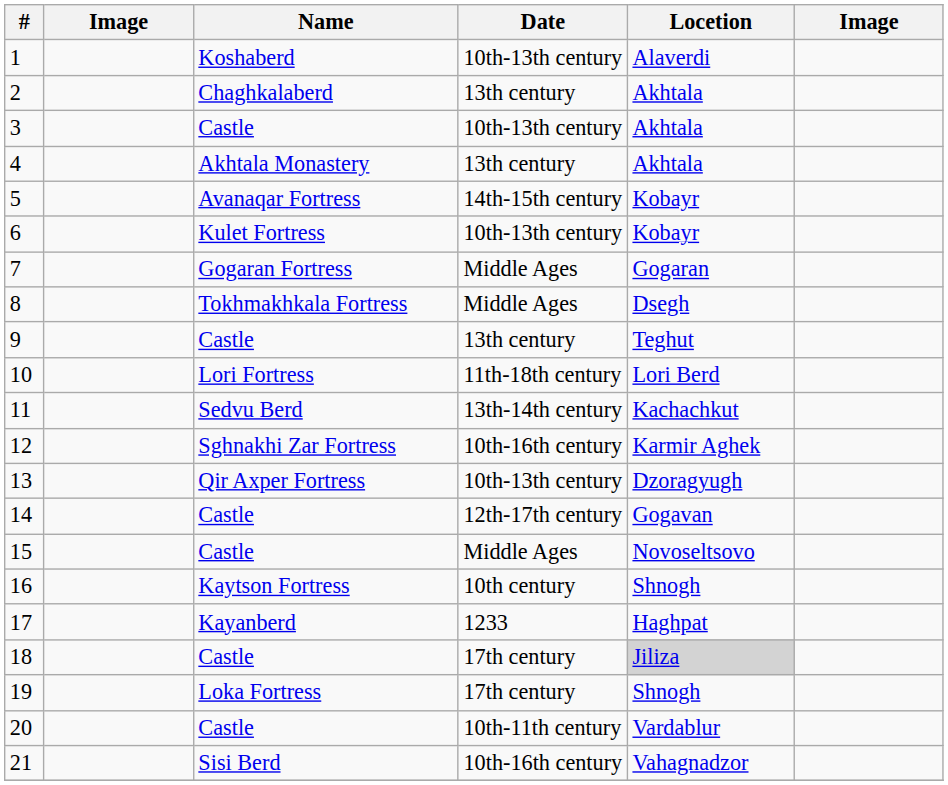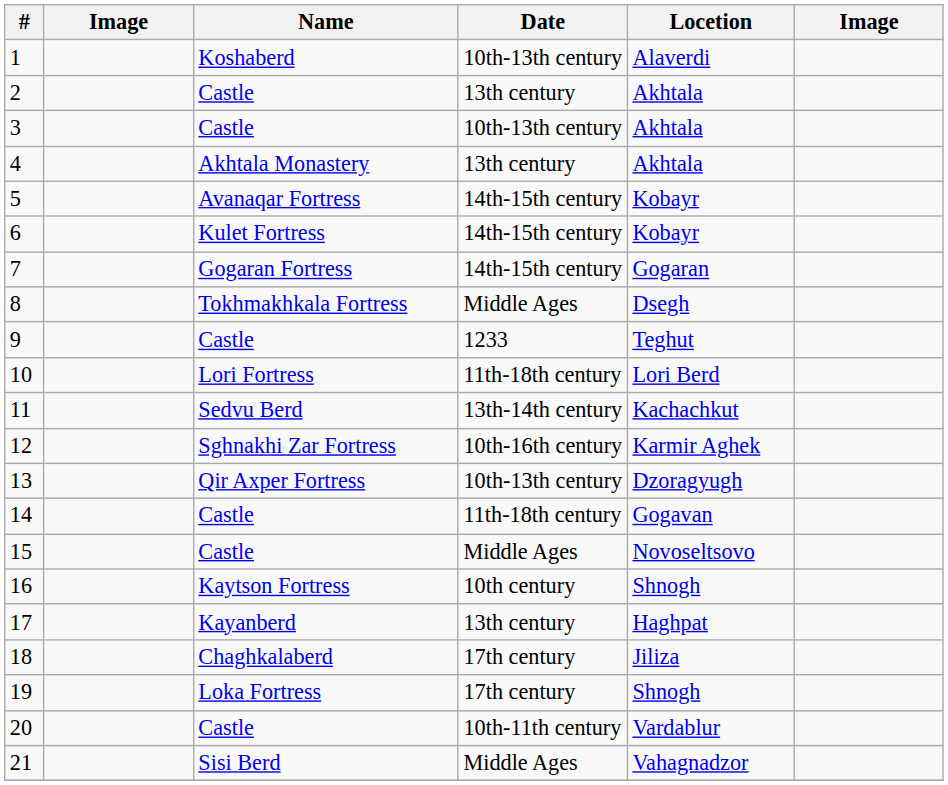(266, 92) Chaghkalaberd -> (226, 92) Castle
(543, 233) 10th-13th century -> (543, 233) 14th-15th century
(521, 269) Middle Ages -> (543, 269) 14th-15th century
(519, 339) 13th century -> (486, 339) 1233
(543, 515) 12th-17th century -> (542, 515) 11th-18th century
(486, 621) 1233 -> (519, 621) 13th century
(226, 657) Castle -> (266, 657) Chaghkalaberd
(656, 657) lightgrey background -> (656, 657) no background
(543, 762) 10th-16th century -> (521, 762) Middle Ages
